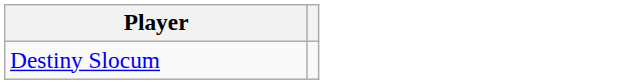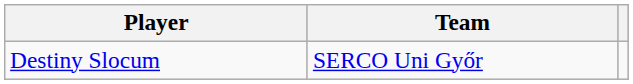+ column: (463, 23)
